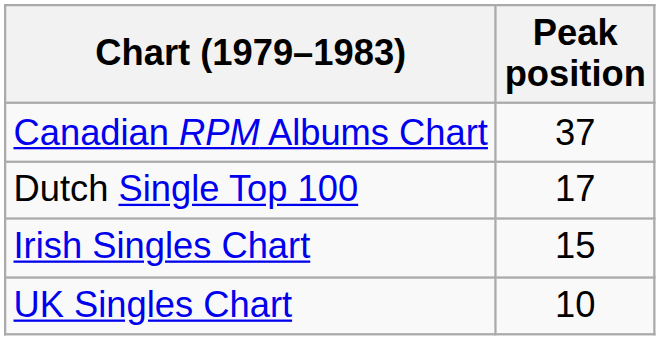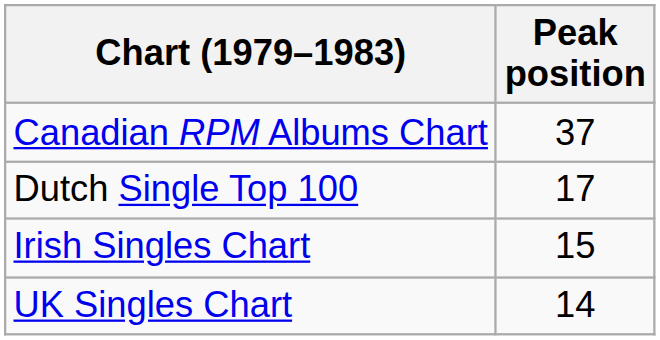(575, 304) 10 -> (575, 304) 14
